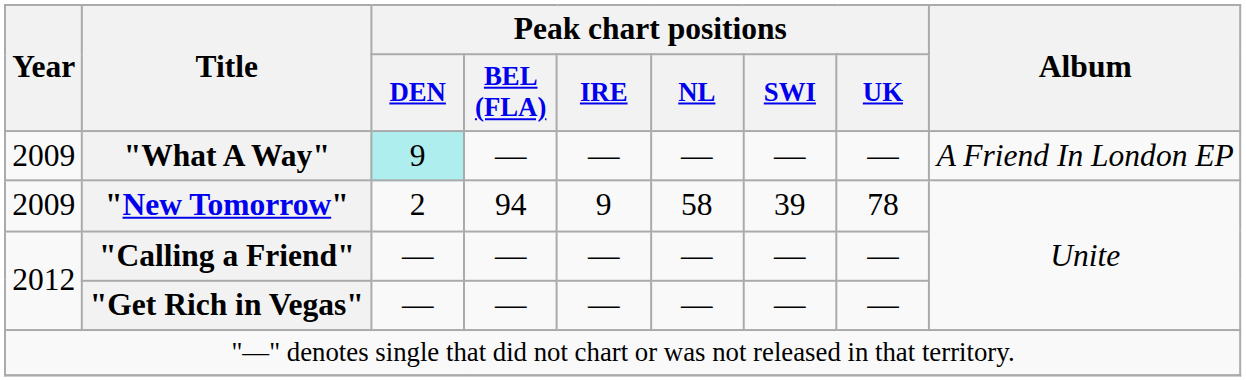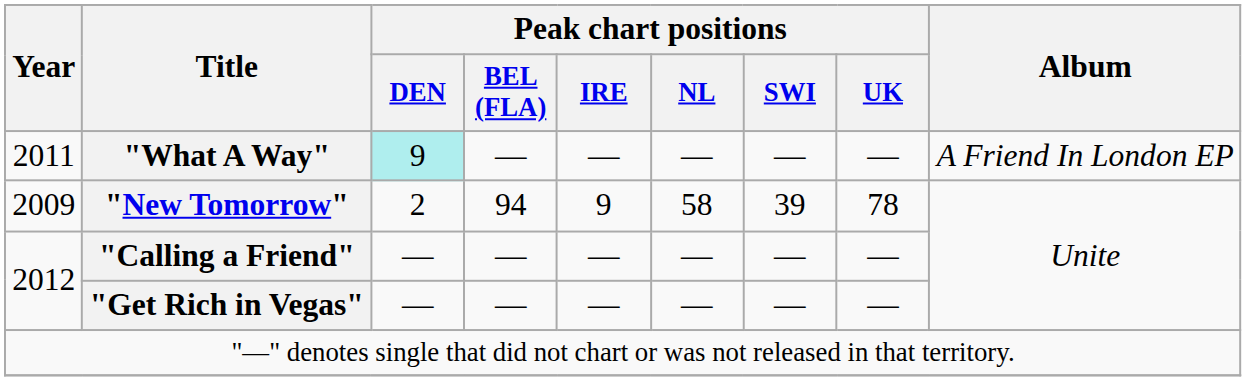(44, 155) 2009 -> (44, 155) 2011
